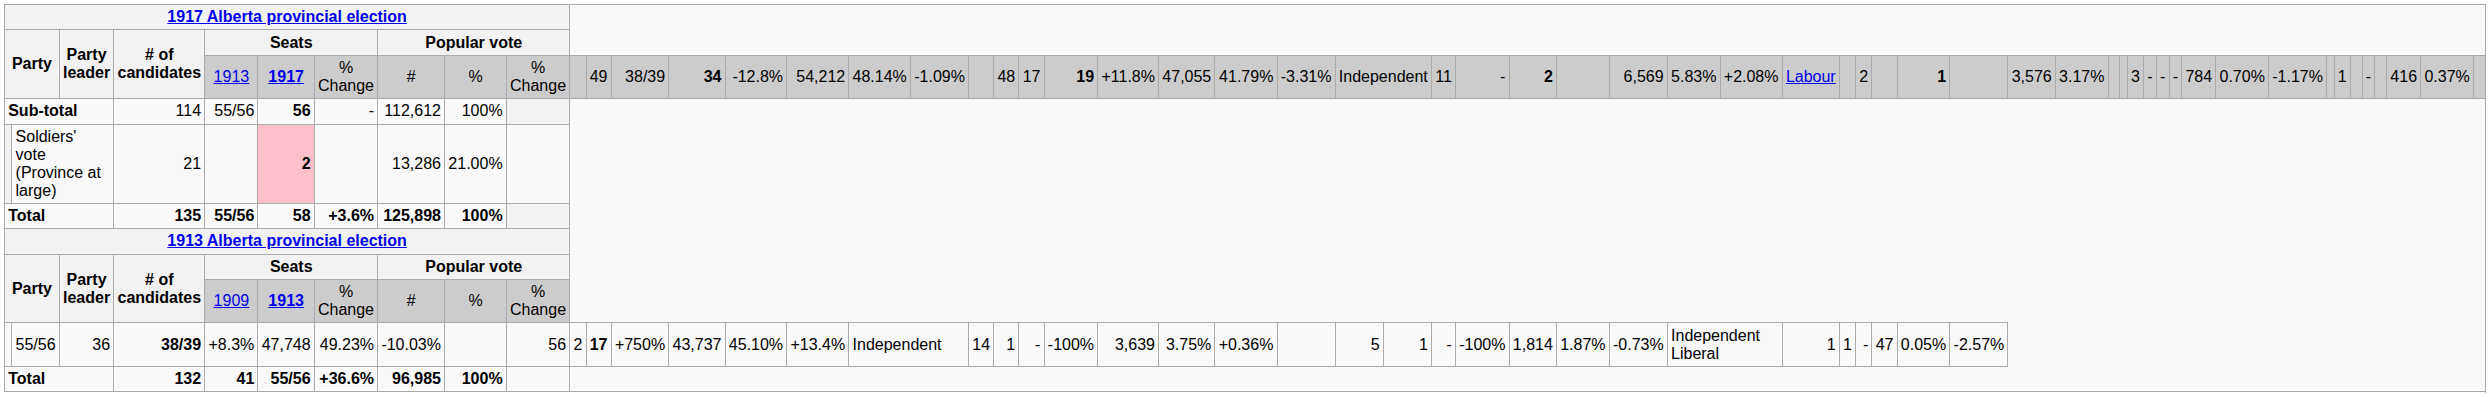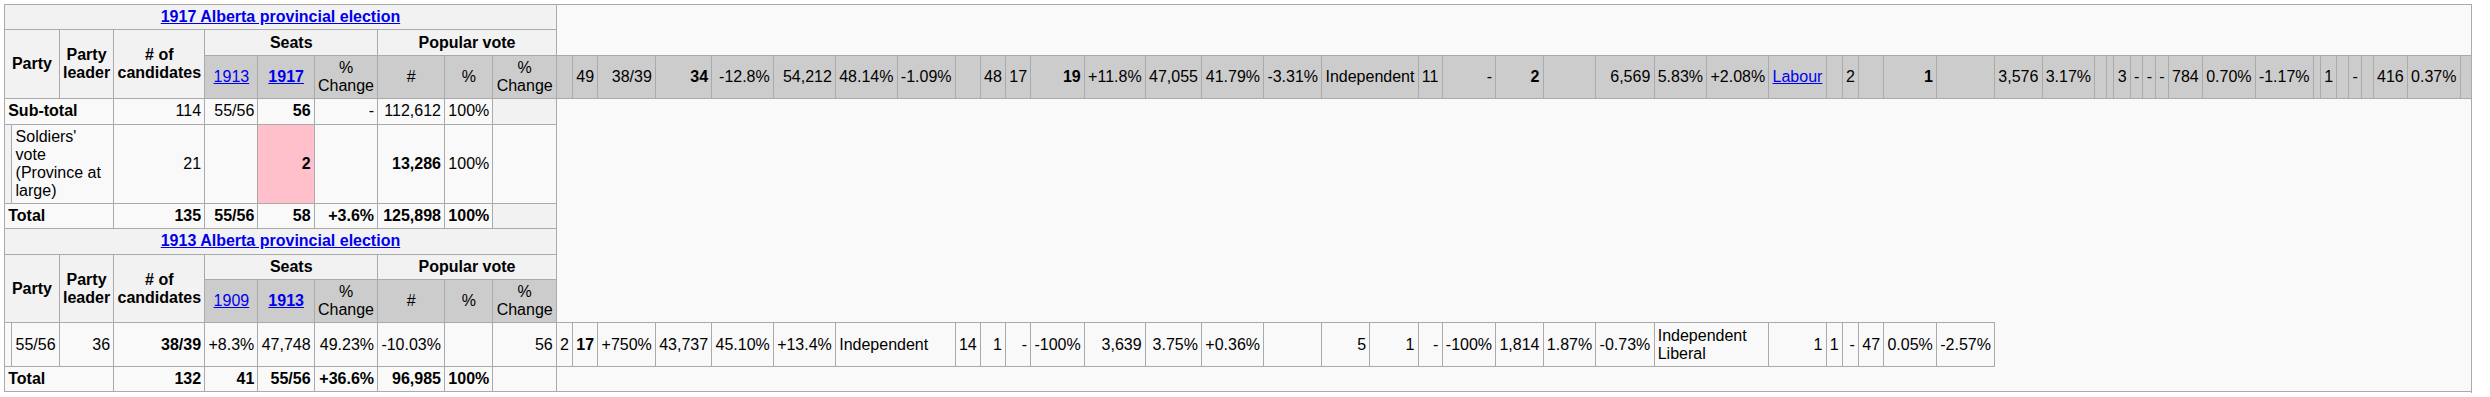(417, 163) normal -> (417, 163) bold
(475, 163) 21.00% -> (469, 163) 100%
